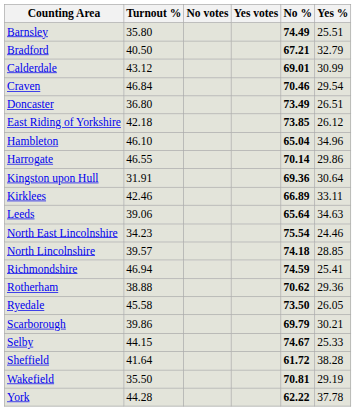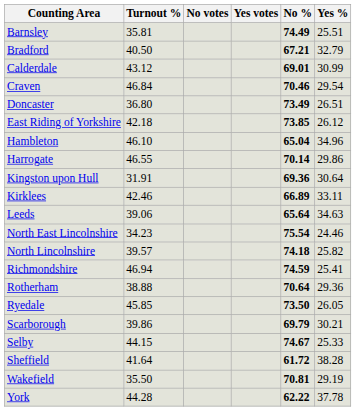(139, 31) 35.80 -> (139, 31) 35.81
(330, 251) 28.85 -> (330, 251) 25.82
(296, 287) 70.62 -> (296, 287) 70.64
(139, 305) 45.58 -> (139, 305) 45.85
